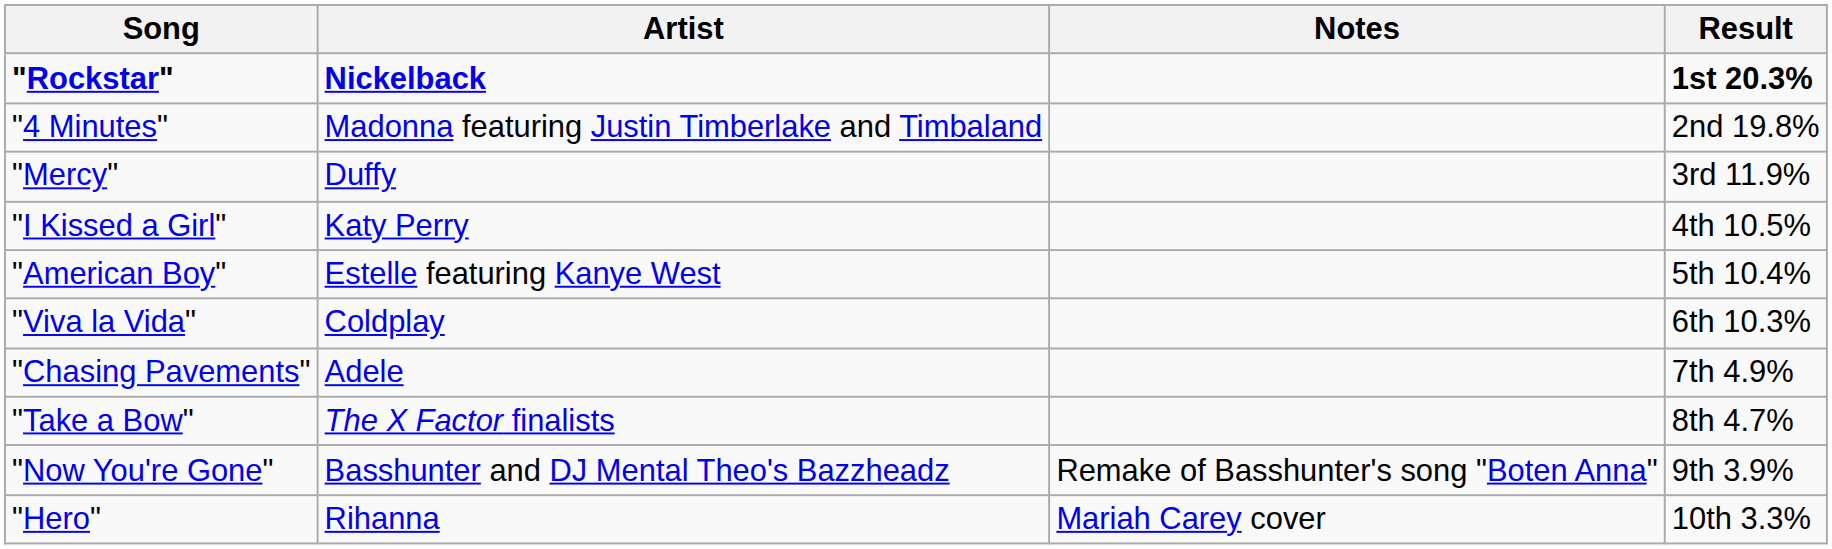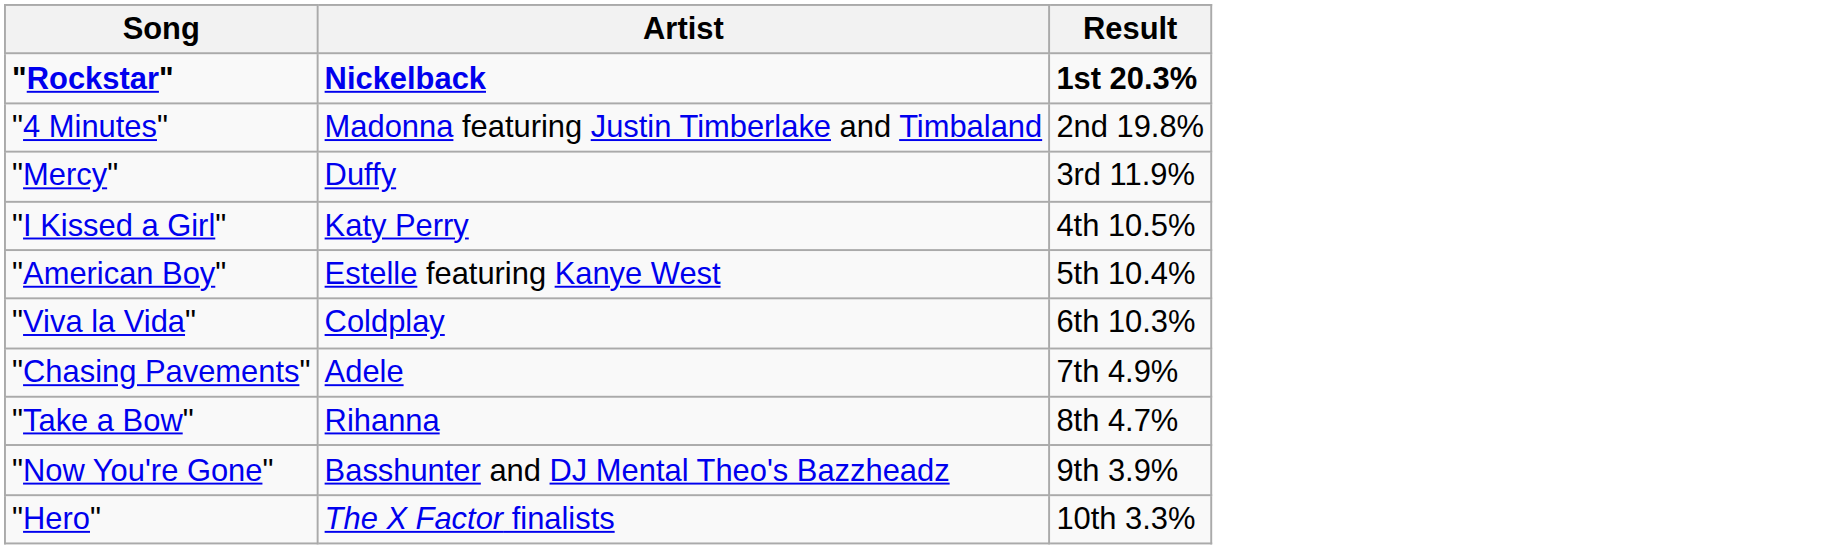- column: (1357, 28)
(470, 420) The X Factor finalists -> (382, 420) Rihanna
(382, 518) Rihanna -> (470, 518) The X Factor finalists
